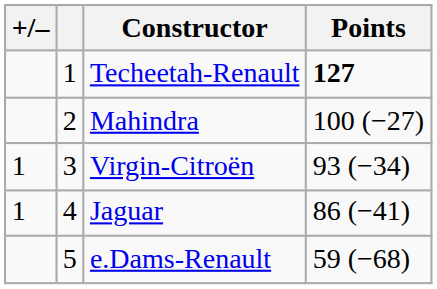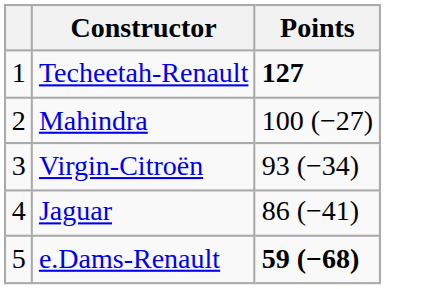- column: (31, 27)
(361, 258) normal -> (311, 258) bold
